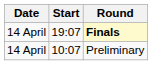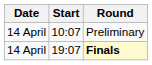rows swapped: (115, 50) <-> (103, 32)
